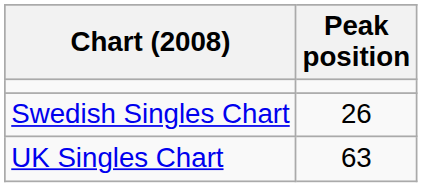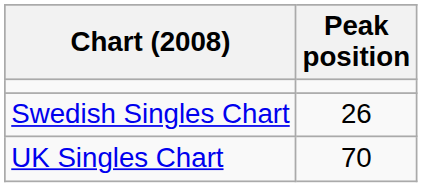(356, 158) 63 -> (356, 158) 70
